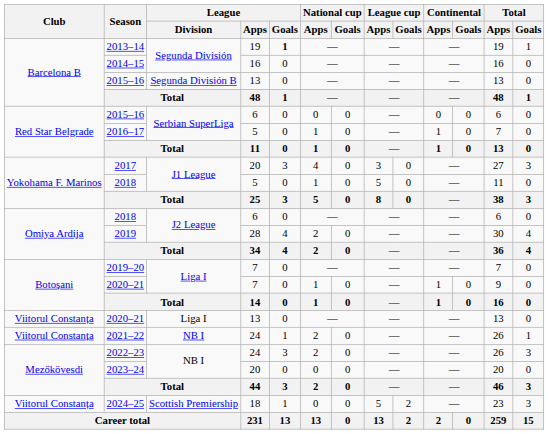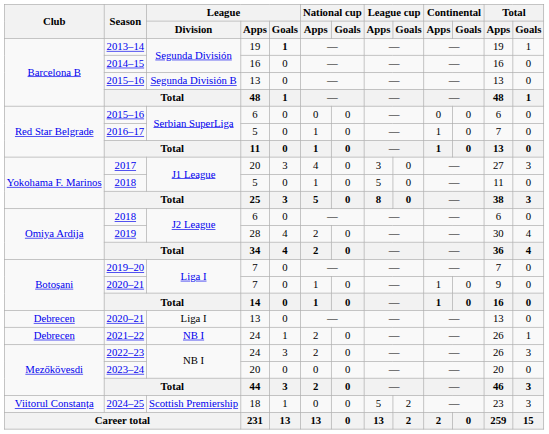(54, 319) Viitorul Constanța -> (54, 319) Debrecen
(54, 336) Viitorul Constanța -> (54, 336) Debrecen
